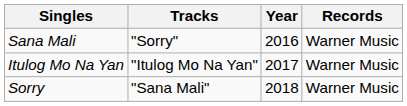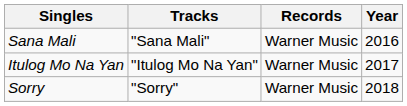columns swapped: (282, 16) <-> (352, 16)
(155, 40) "Sorry" -> (170, 40) "Sana Mali"
(170, 88) "Sana Mali" -> (155, 88) "Sorry"
